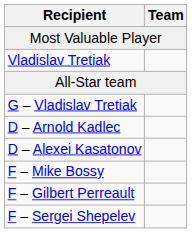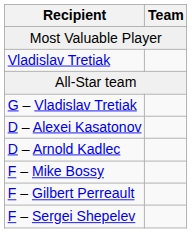rows swapped: (64, 127) <-> (75, 149)
